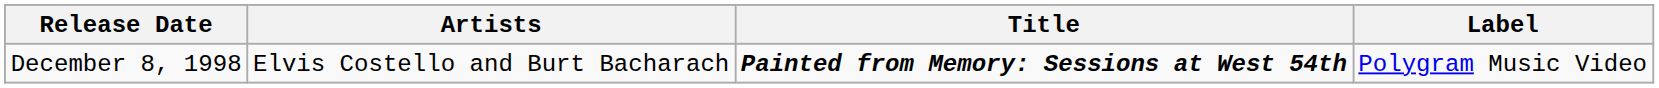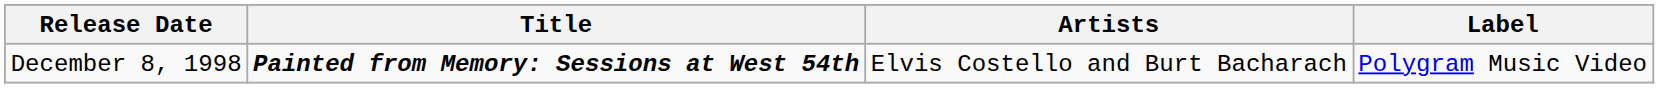columns swapped: (1044, 25) <-> (491, 25)
